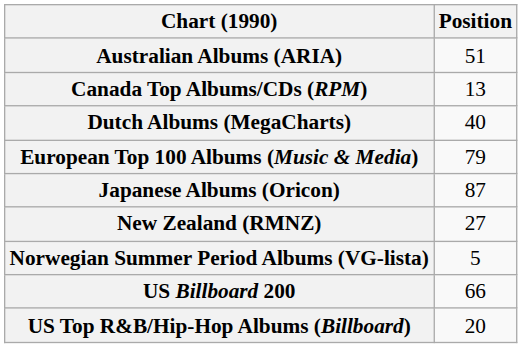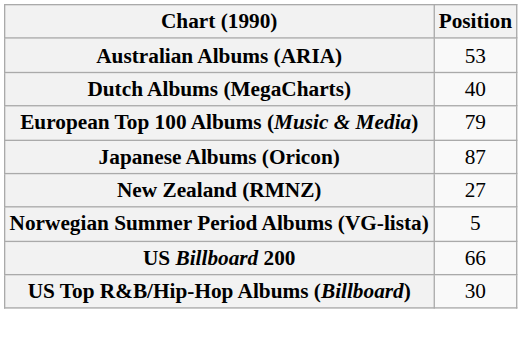(475, 55) 51 -> (475, 55) 53
- row: (219, 88)
(475, 325) 20 -> (475, 291) 30
